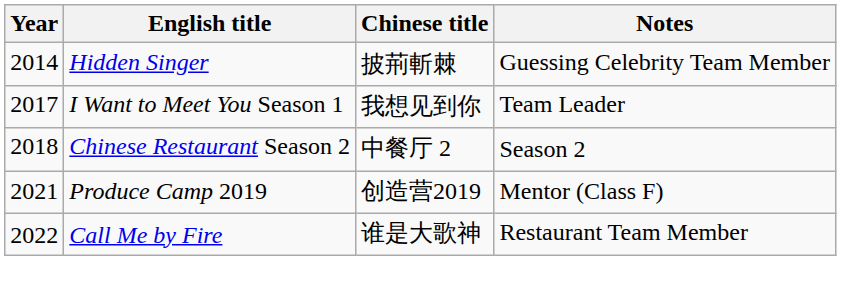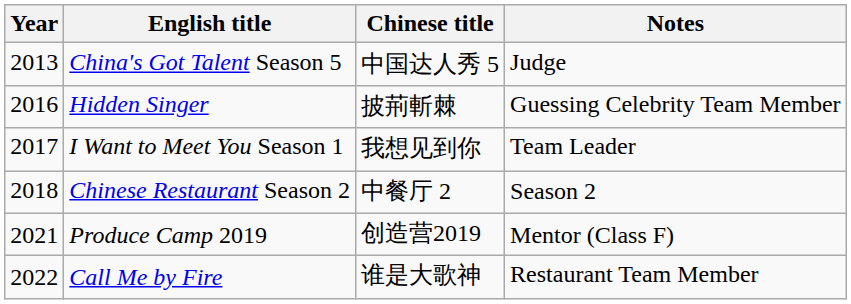+ row: (205, 61)
(34, 61) 2014 -> (34, 104) 2016
